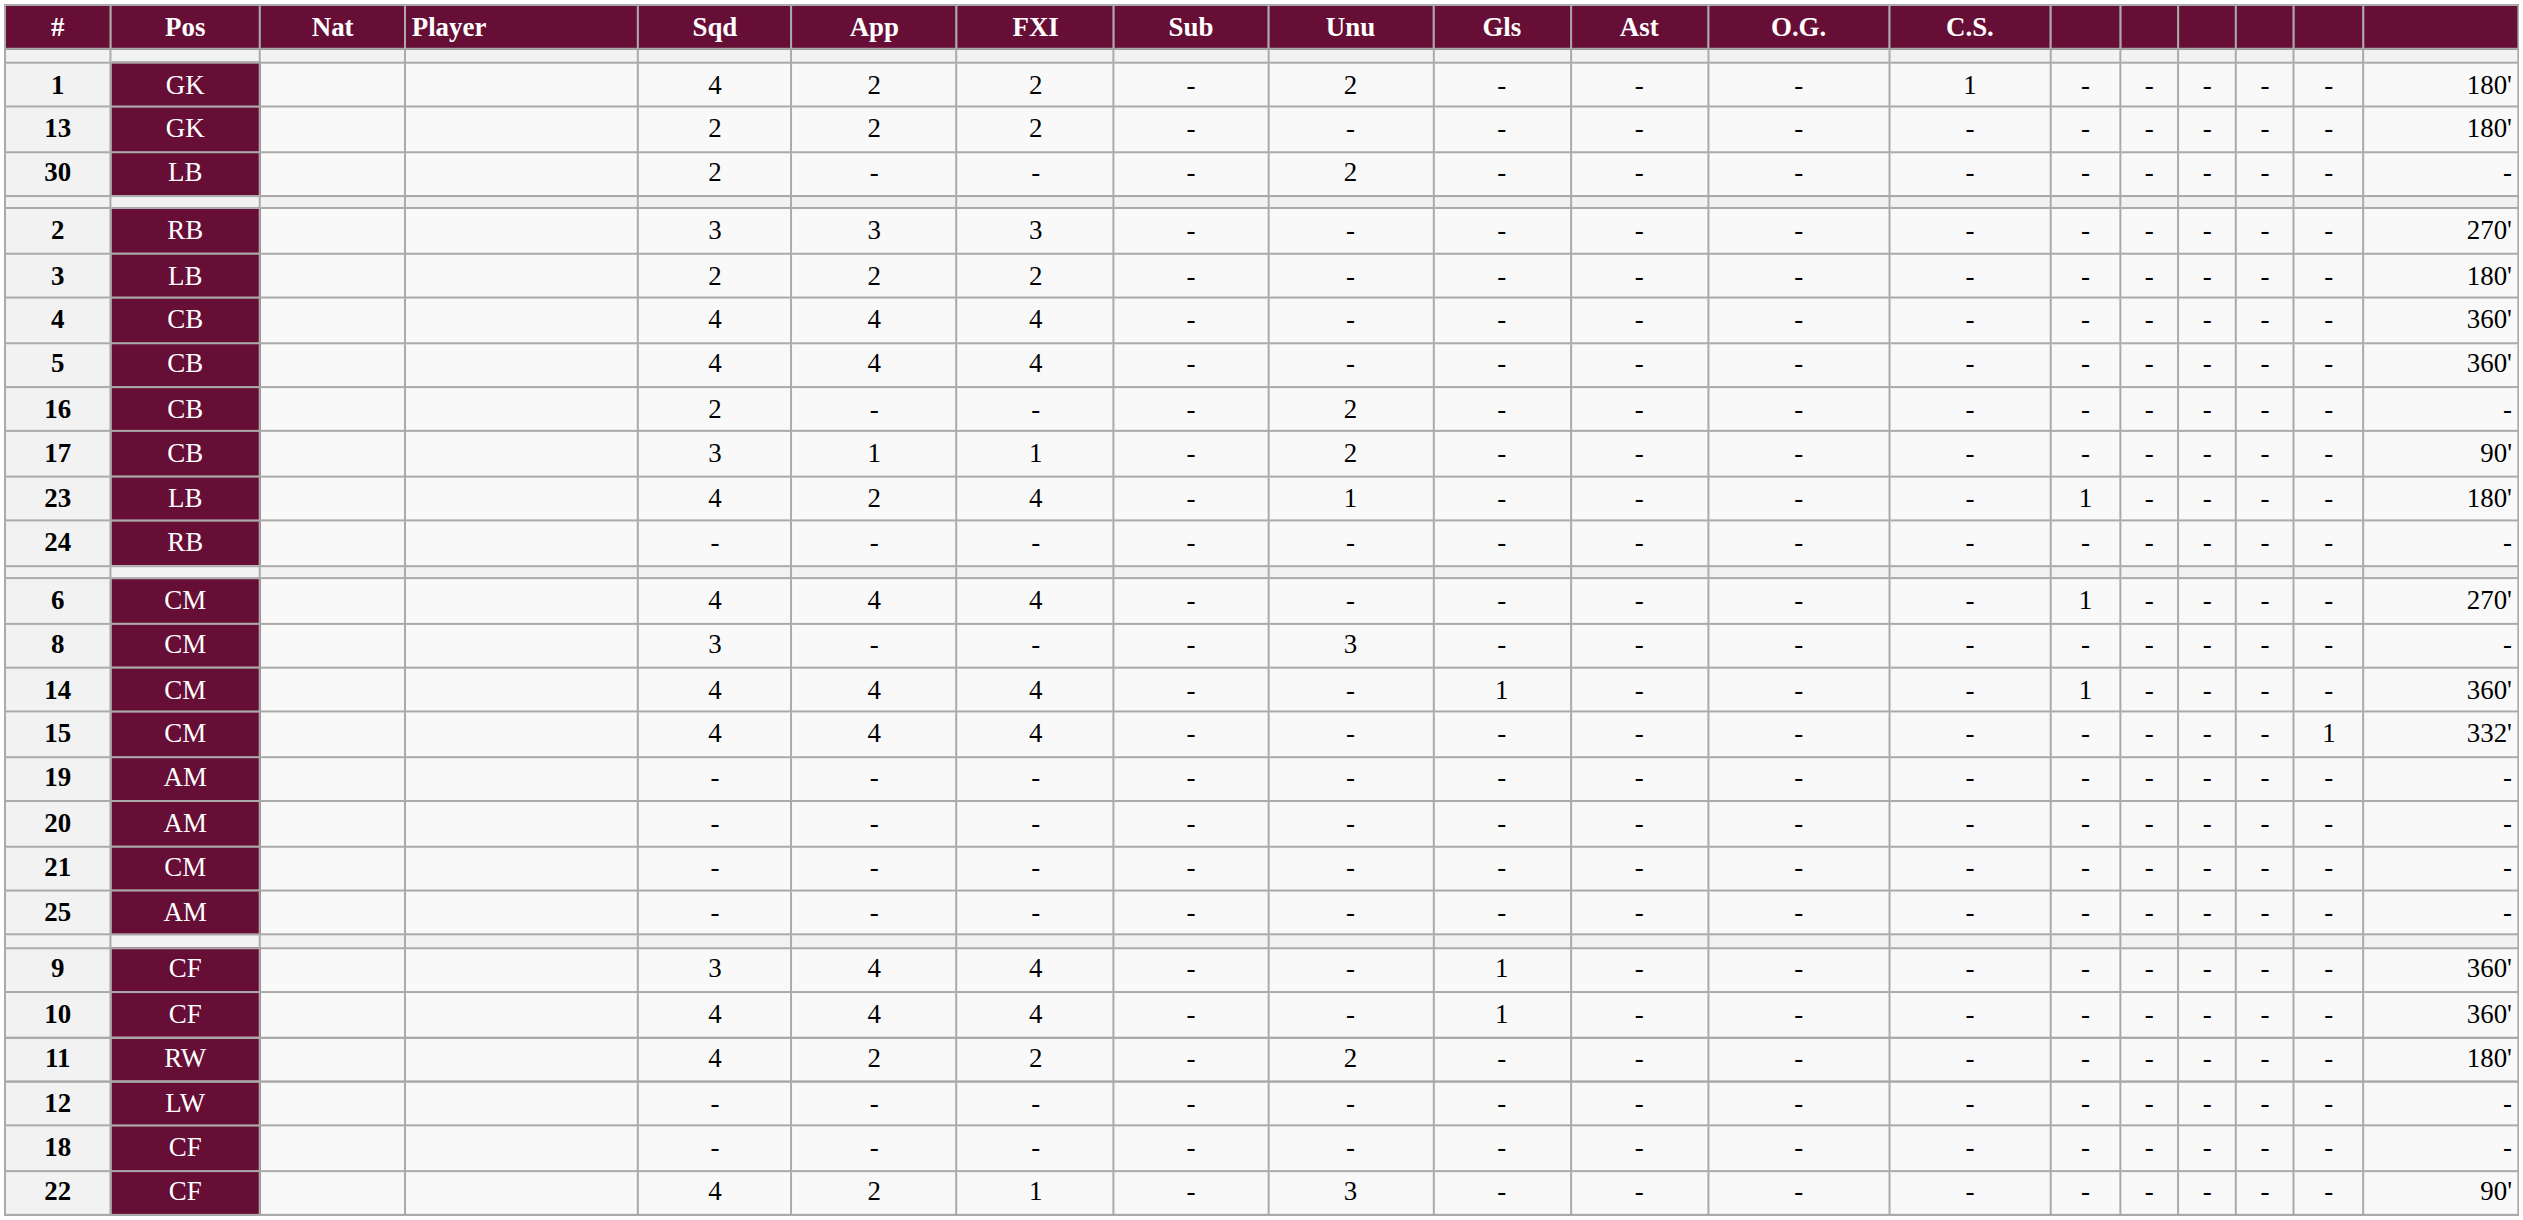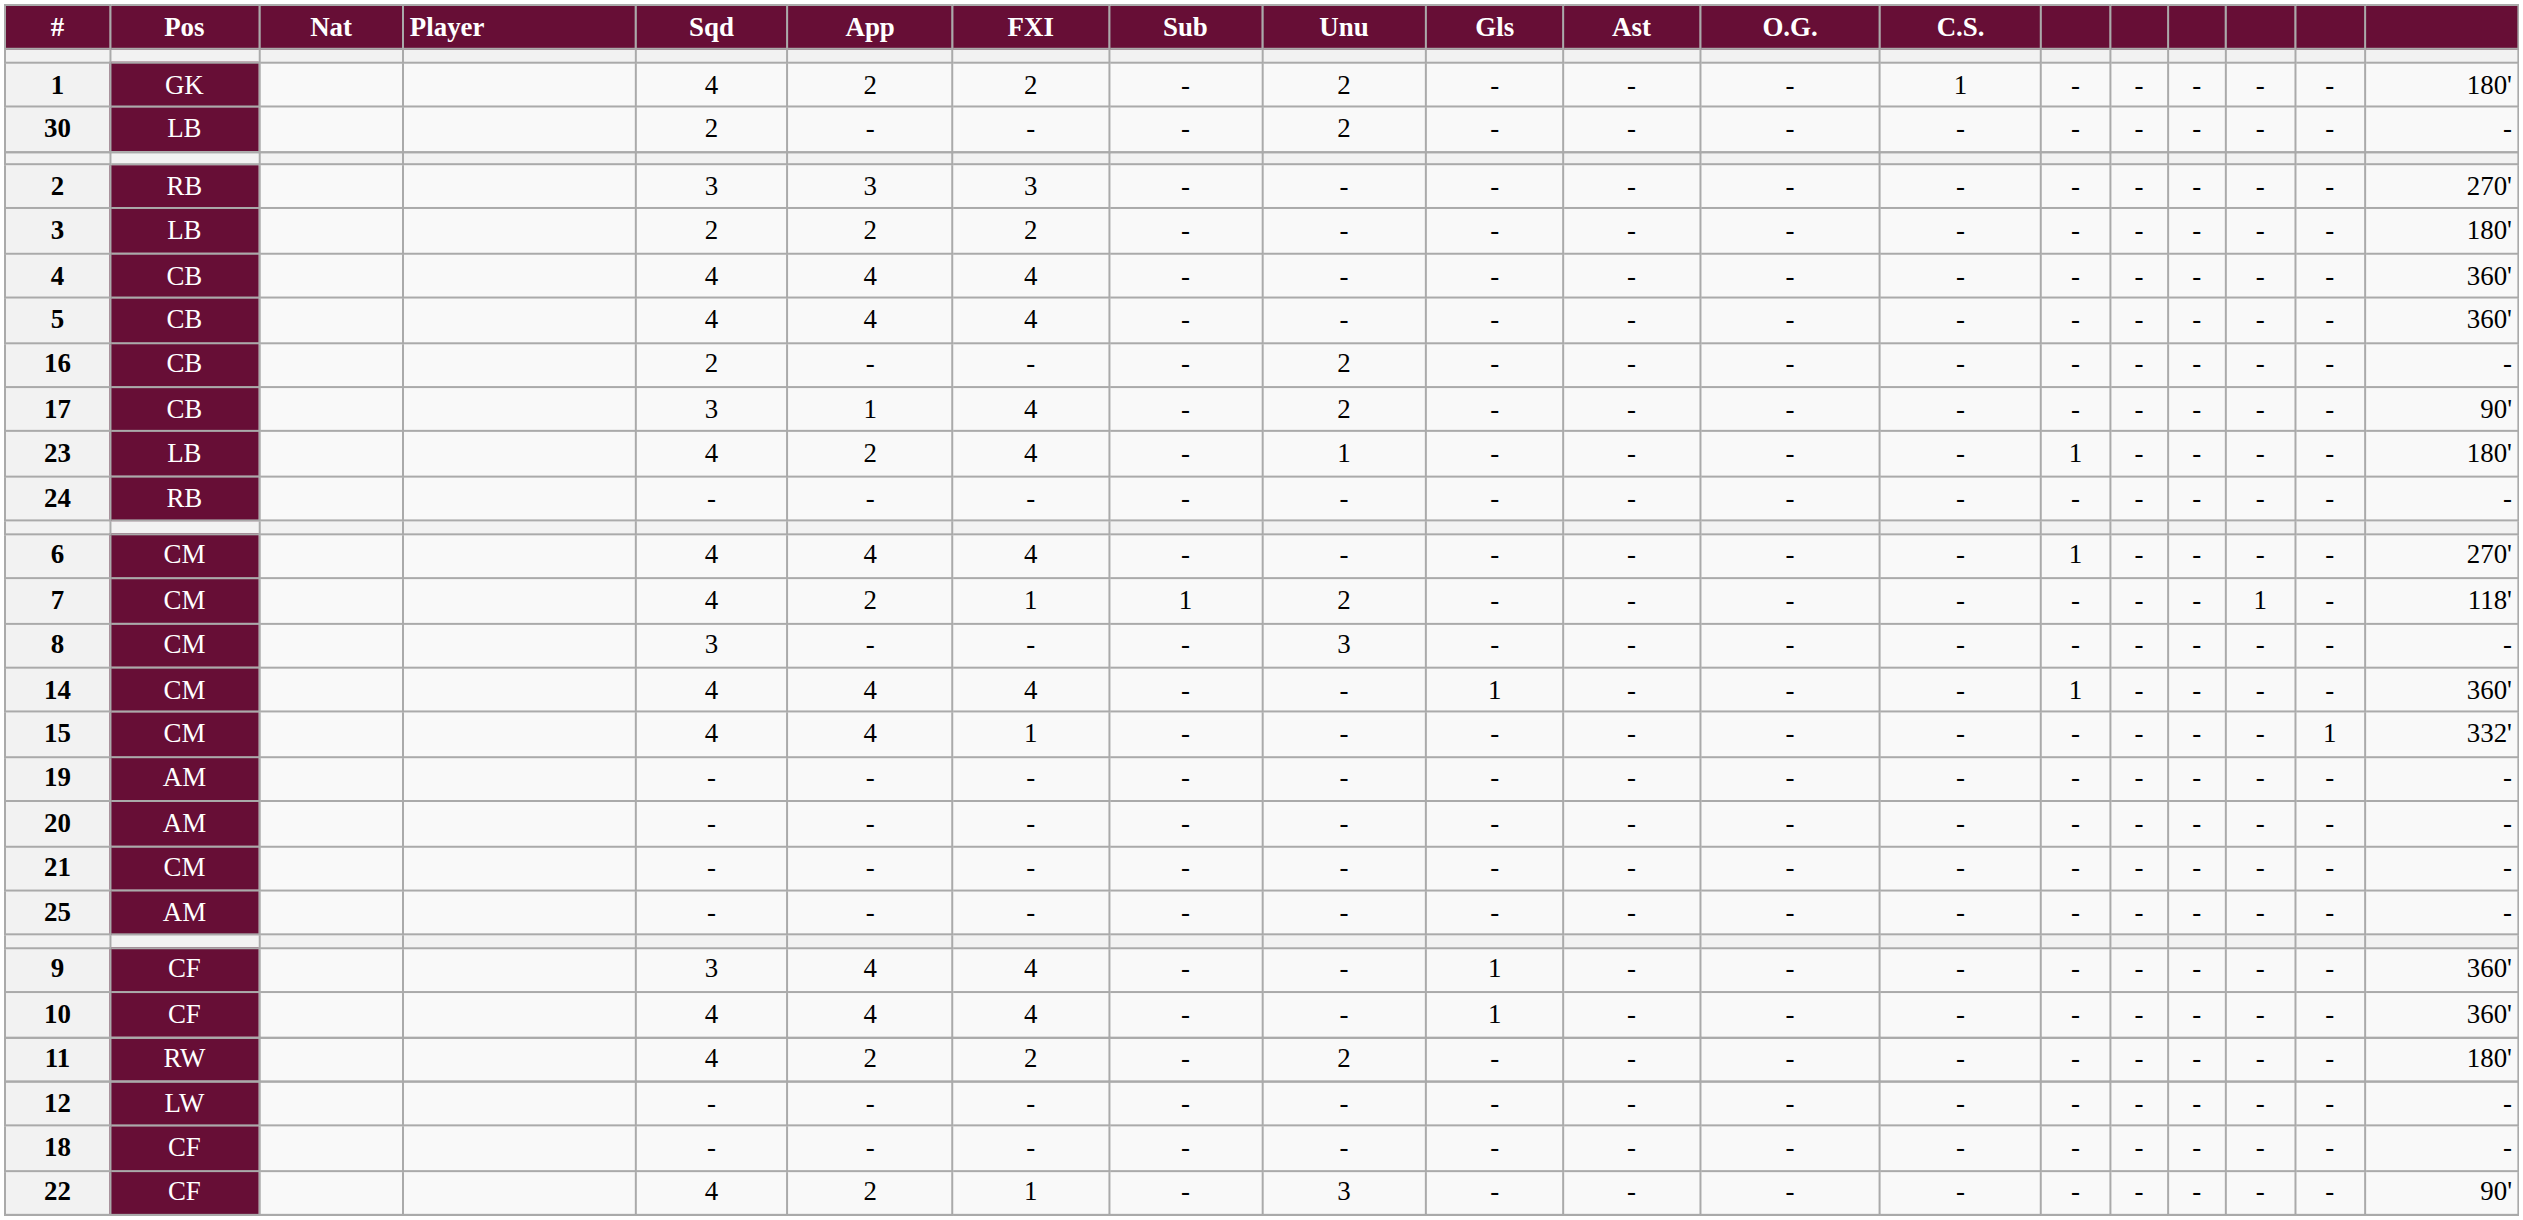- row: (58, 128)
(1036, 453) 1 -> (1031, 408) 4
+ row: (58, 599)
(1036, 733) 4 -> (1031, 733) 1
